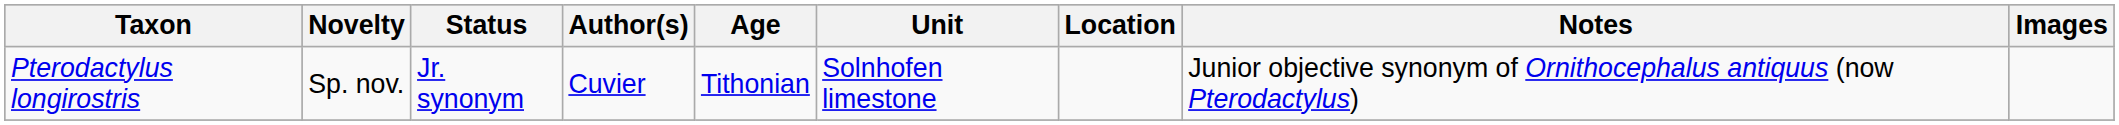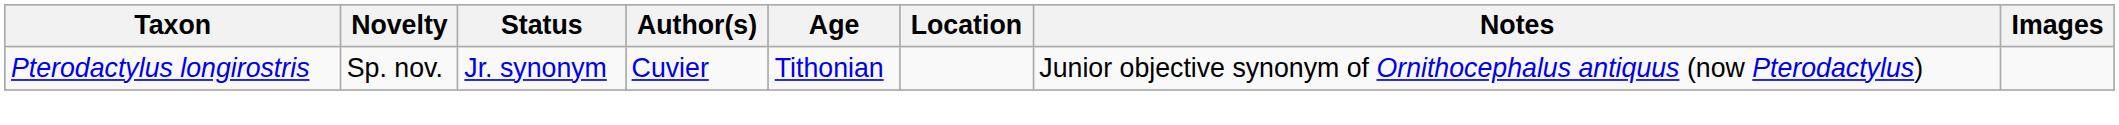- column: (937, 25)
